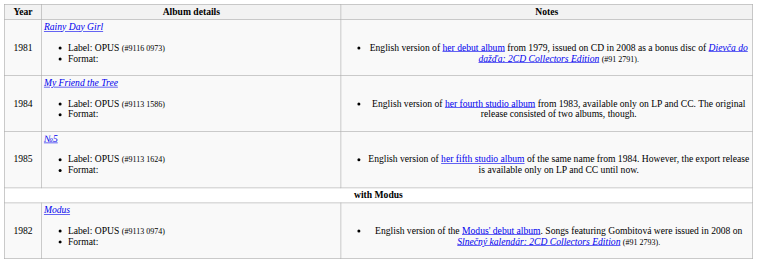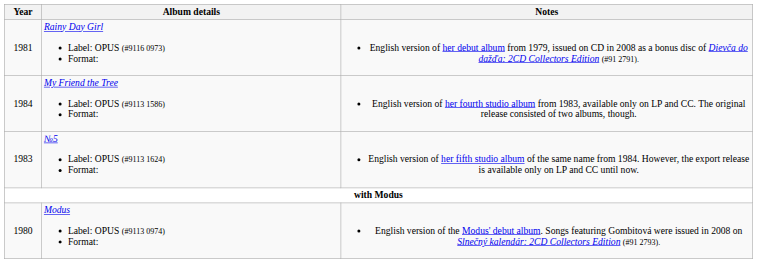(23, 159) 1985 -> (23, 159) 1983
(23, 231) 1982 -> (23, 231) 1980
